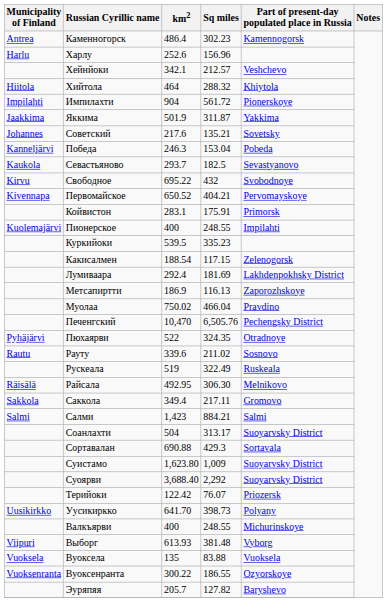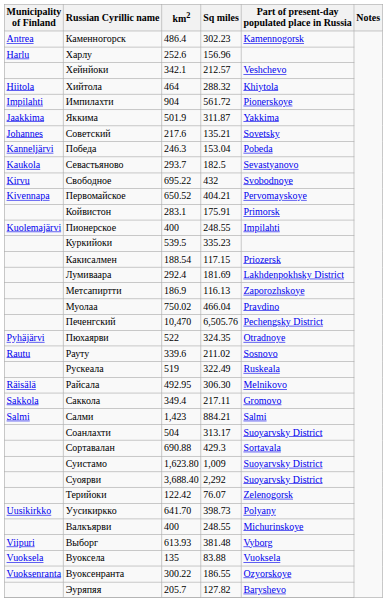(268, 259) Zelenogorsk -> (262, 259) Priozersk
(262, 495) Priozersk -> (268, 495) Zelenogorsk
